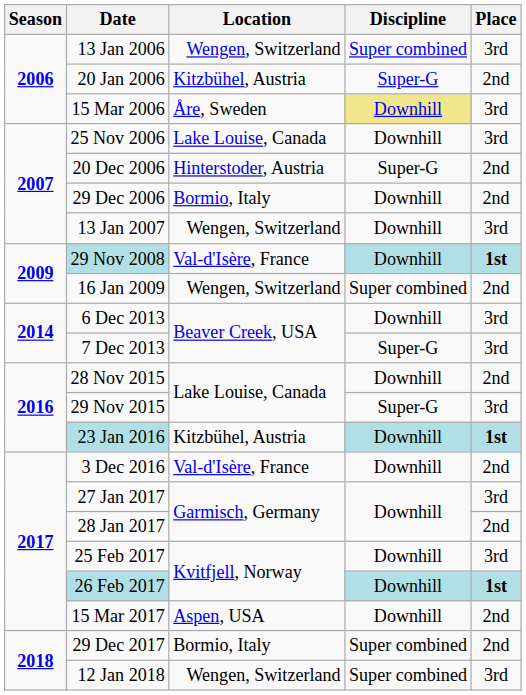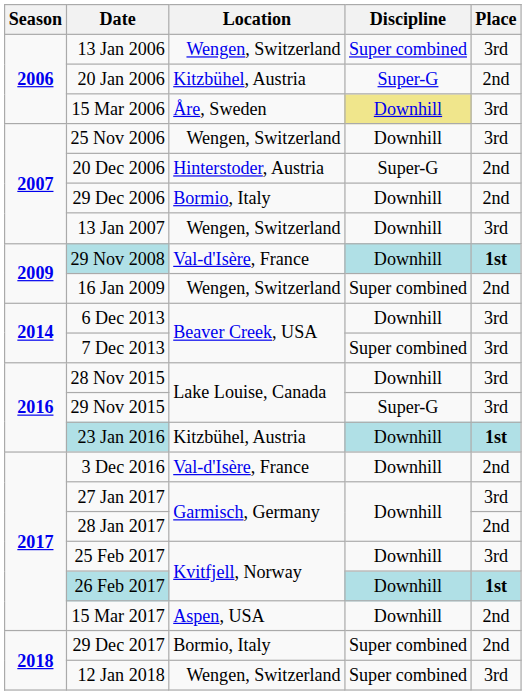(250, 138) Lake Louise, Canada -> (257, 138) Wengen, Switzerland
(408, 347) Super-G -> (408, 347) Super combined
(496, 377) 2nd -> (496, 377) 3rd
